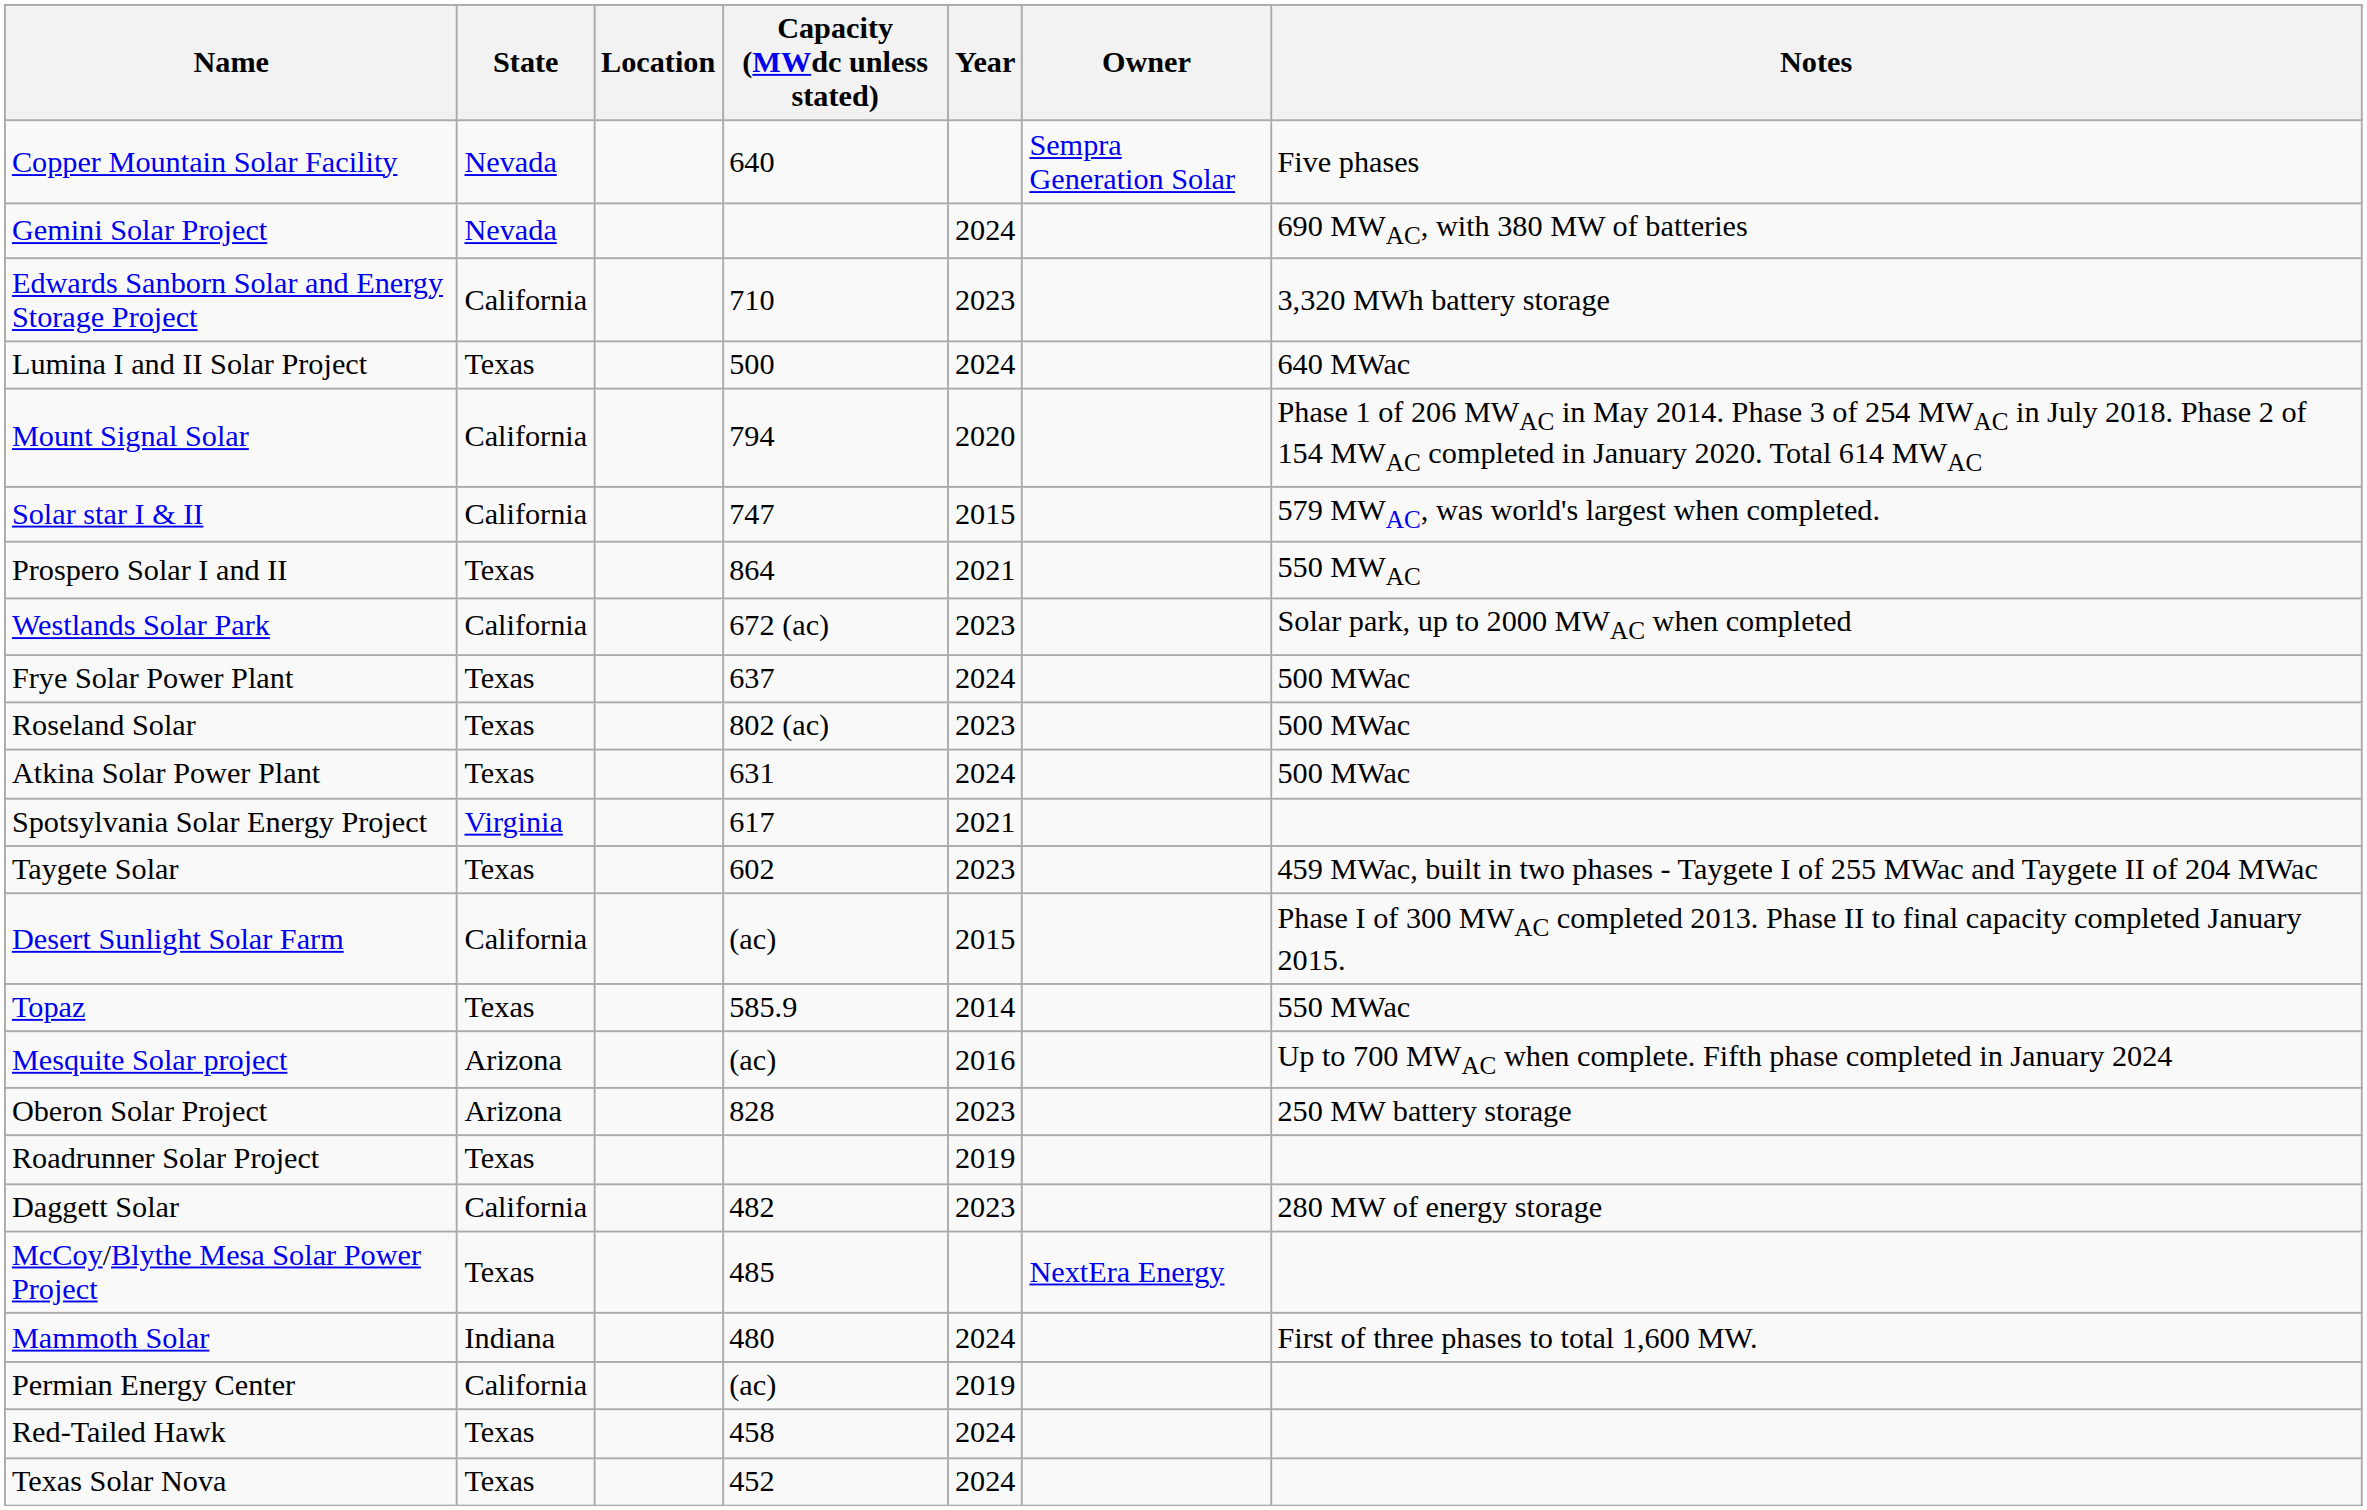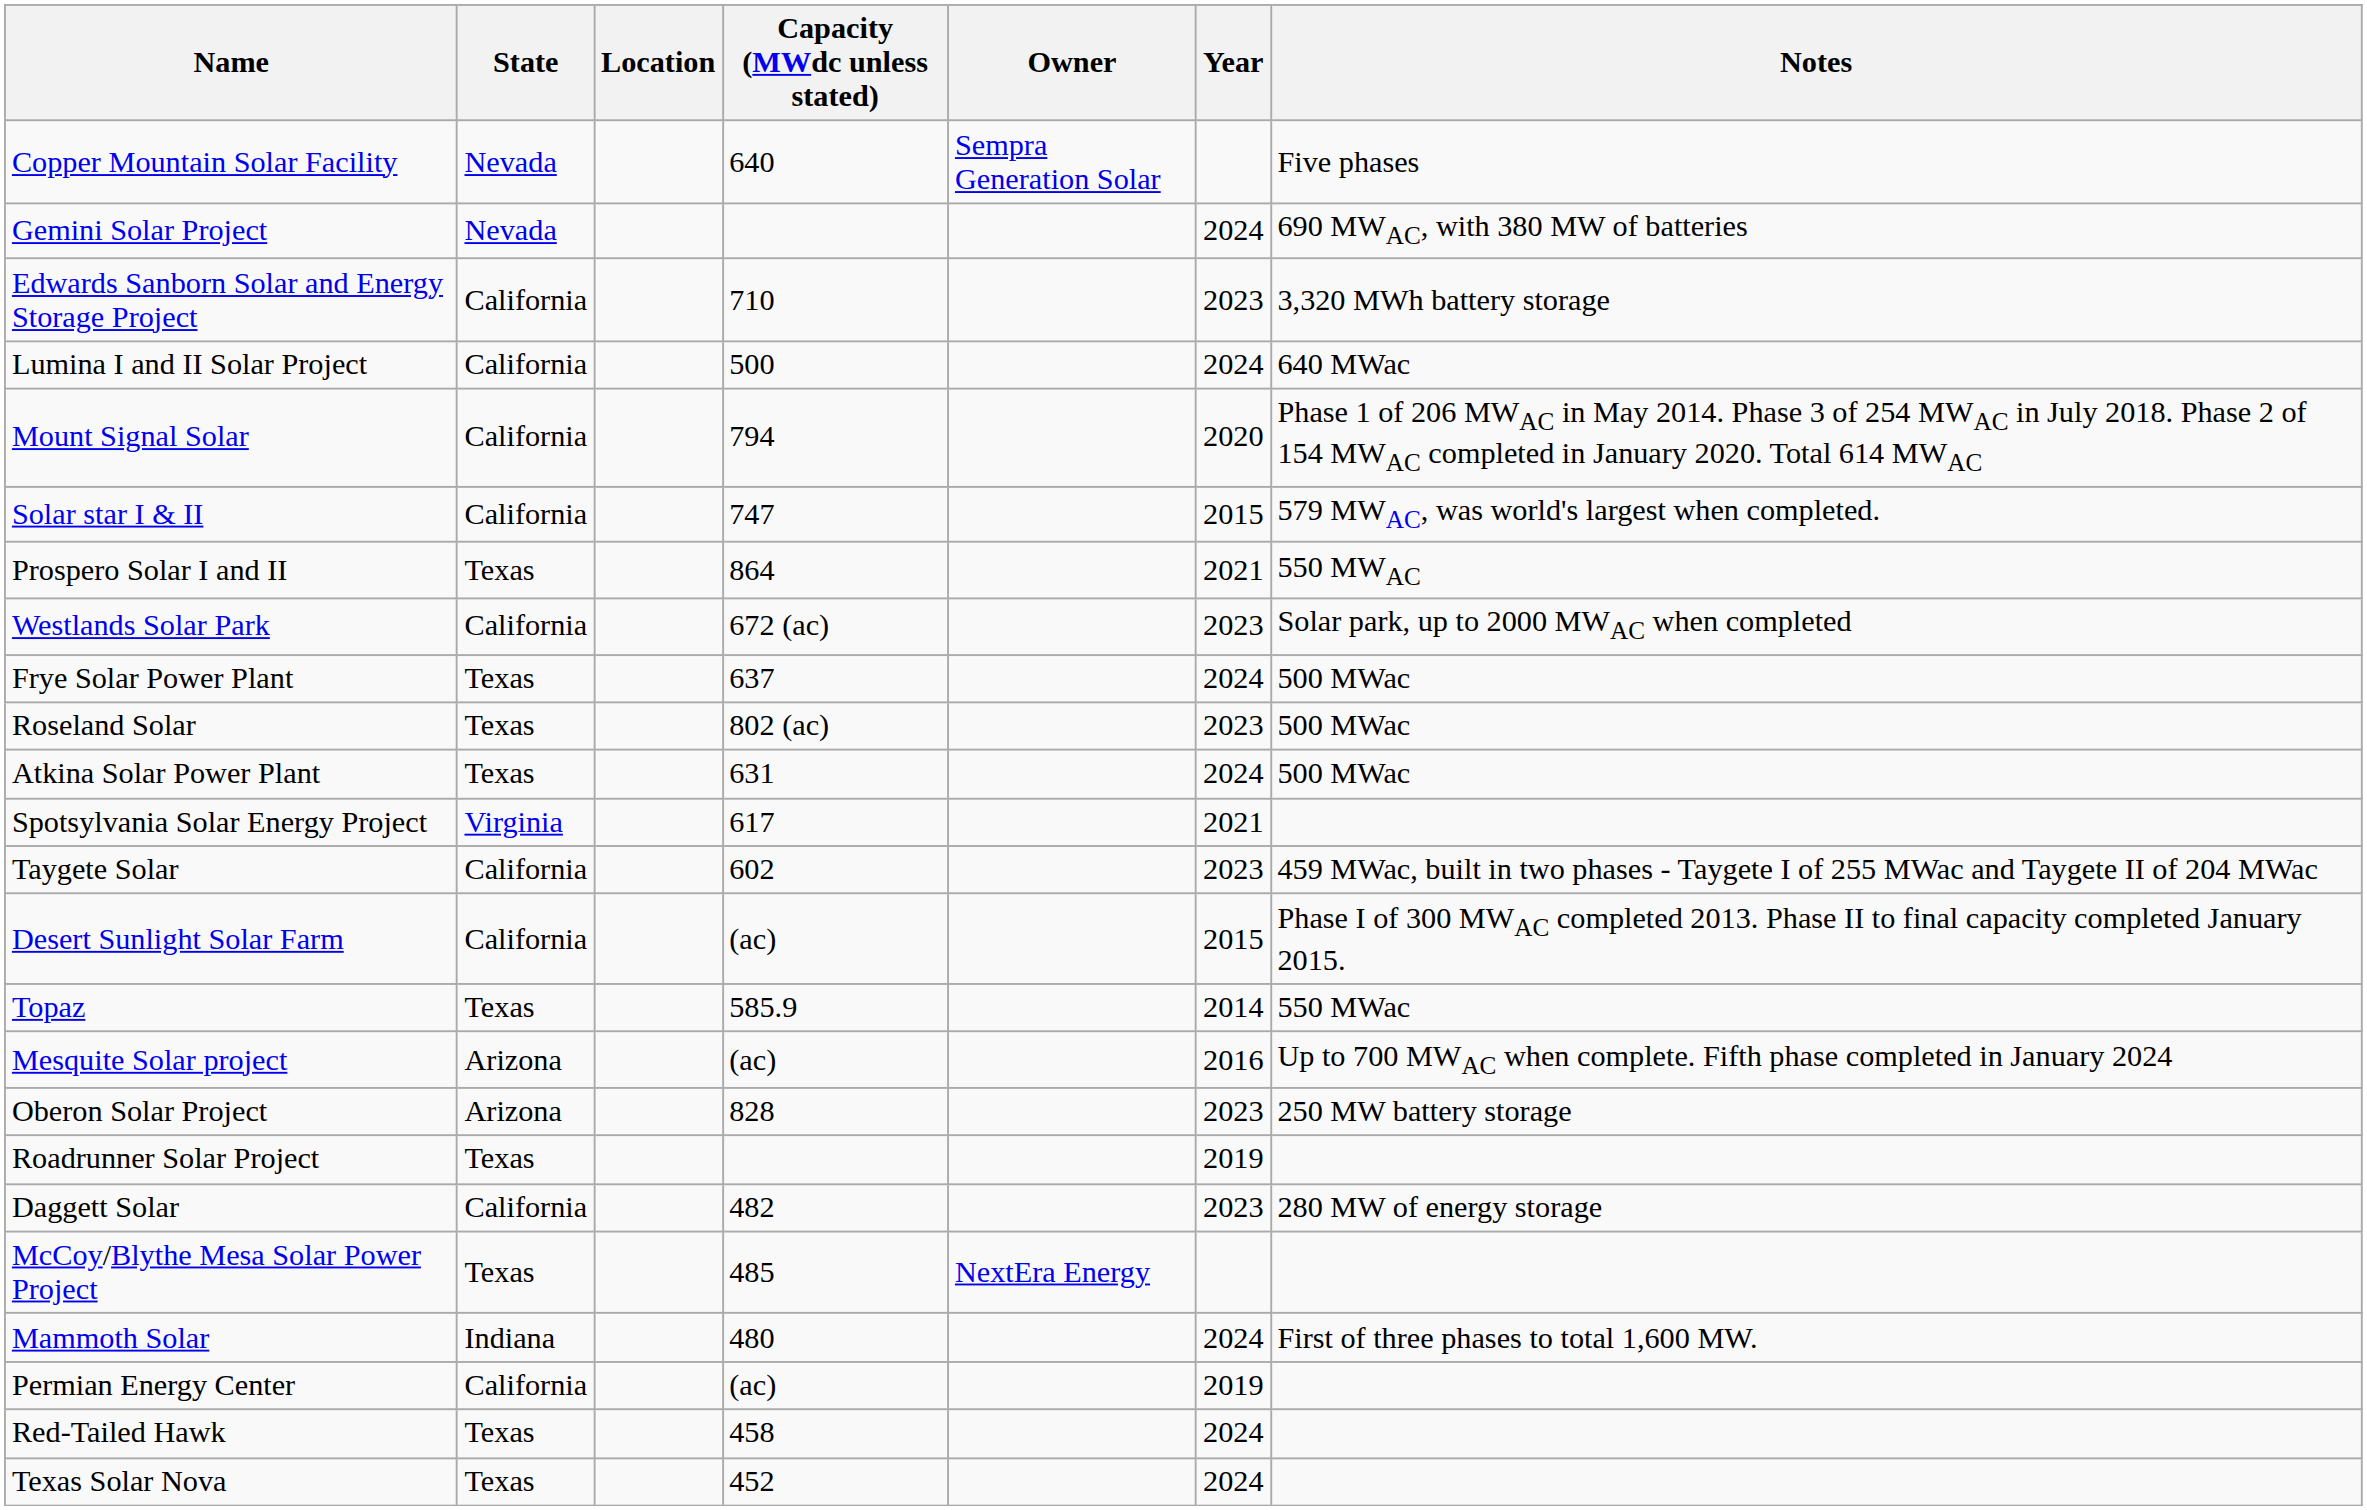columns swapped: (1146, 62) <-> (985, 62)
(500, 364) Texas -> (526, 364) California
(500, 869) Texas -> (526, 869) California
